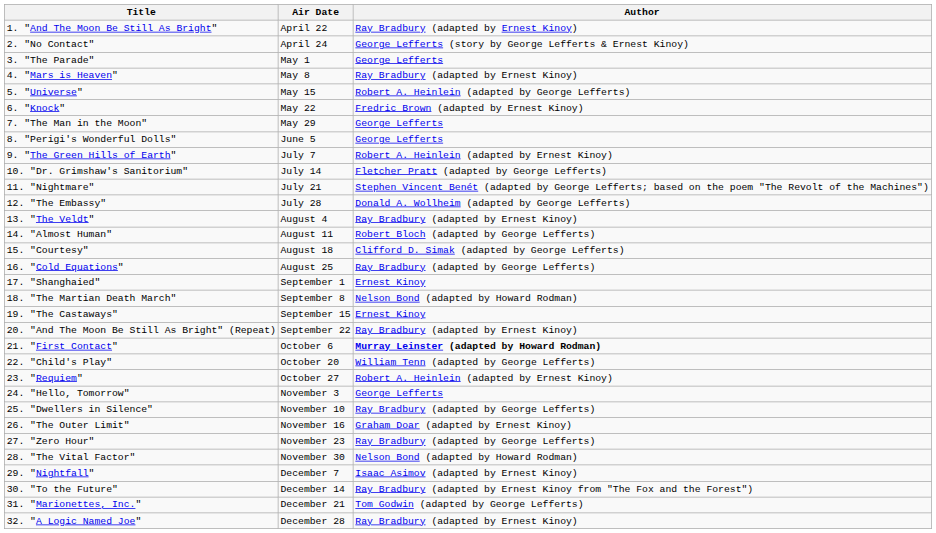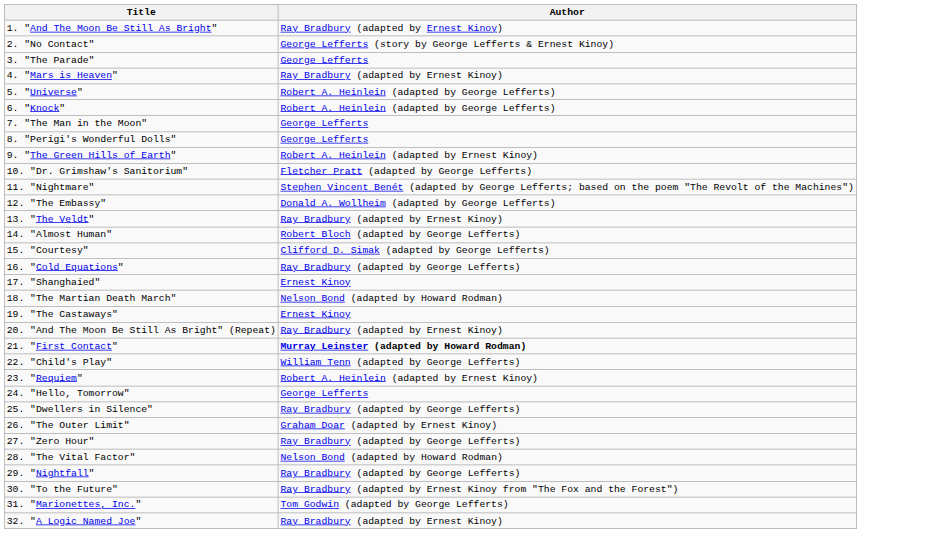- column: (316, 12)
(469, 108) Fredric Brown (adapted by Ernest Kinoy) -> (418, 108) Robert A. Heinlein (adapted by George Lefferts)
(467, 473) Isaac Asimov (adapted by Ernest Kinoy) -> (400, 473) Ray Bradbury (adapted by George Lefferts)
